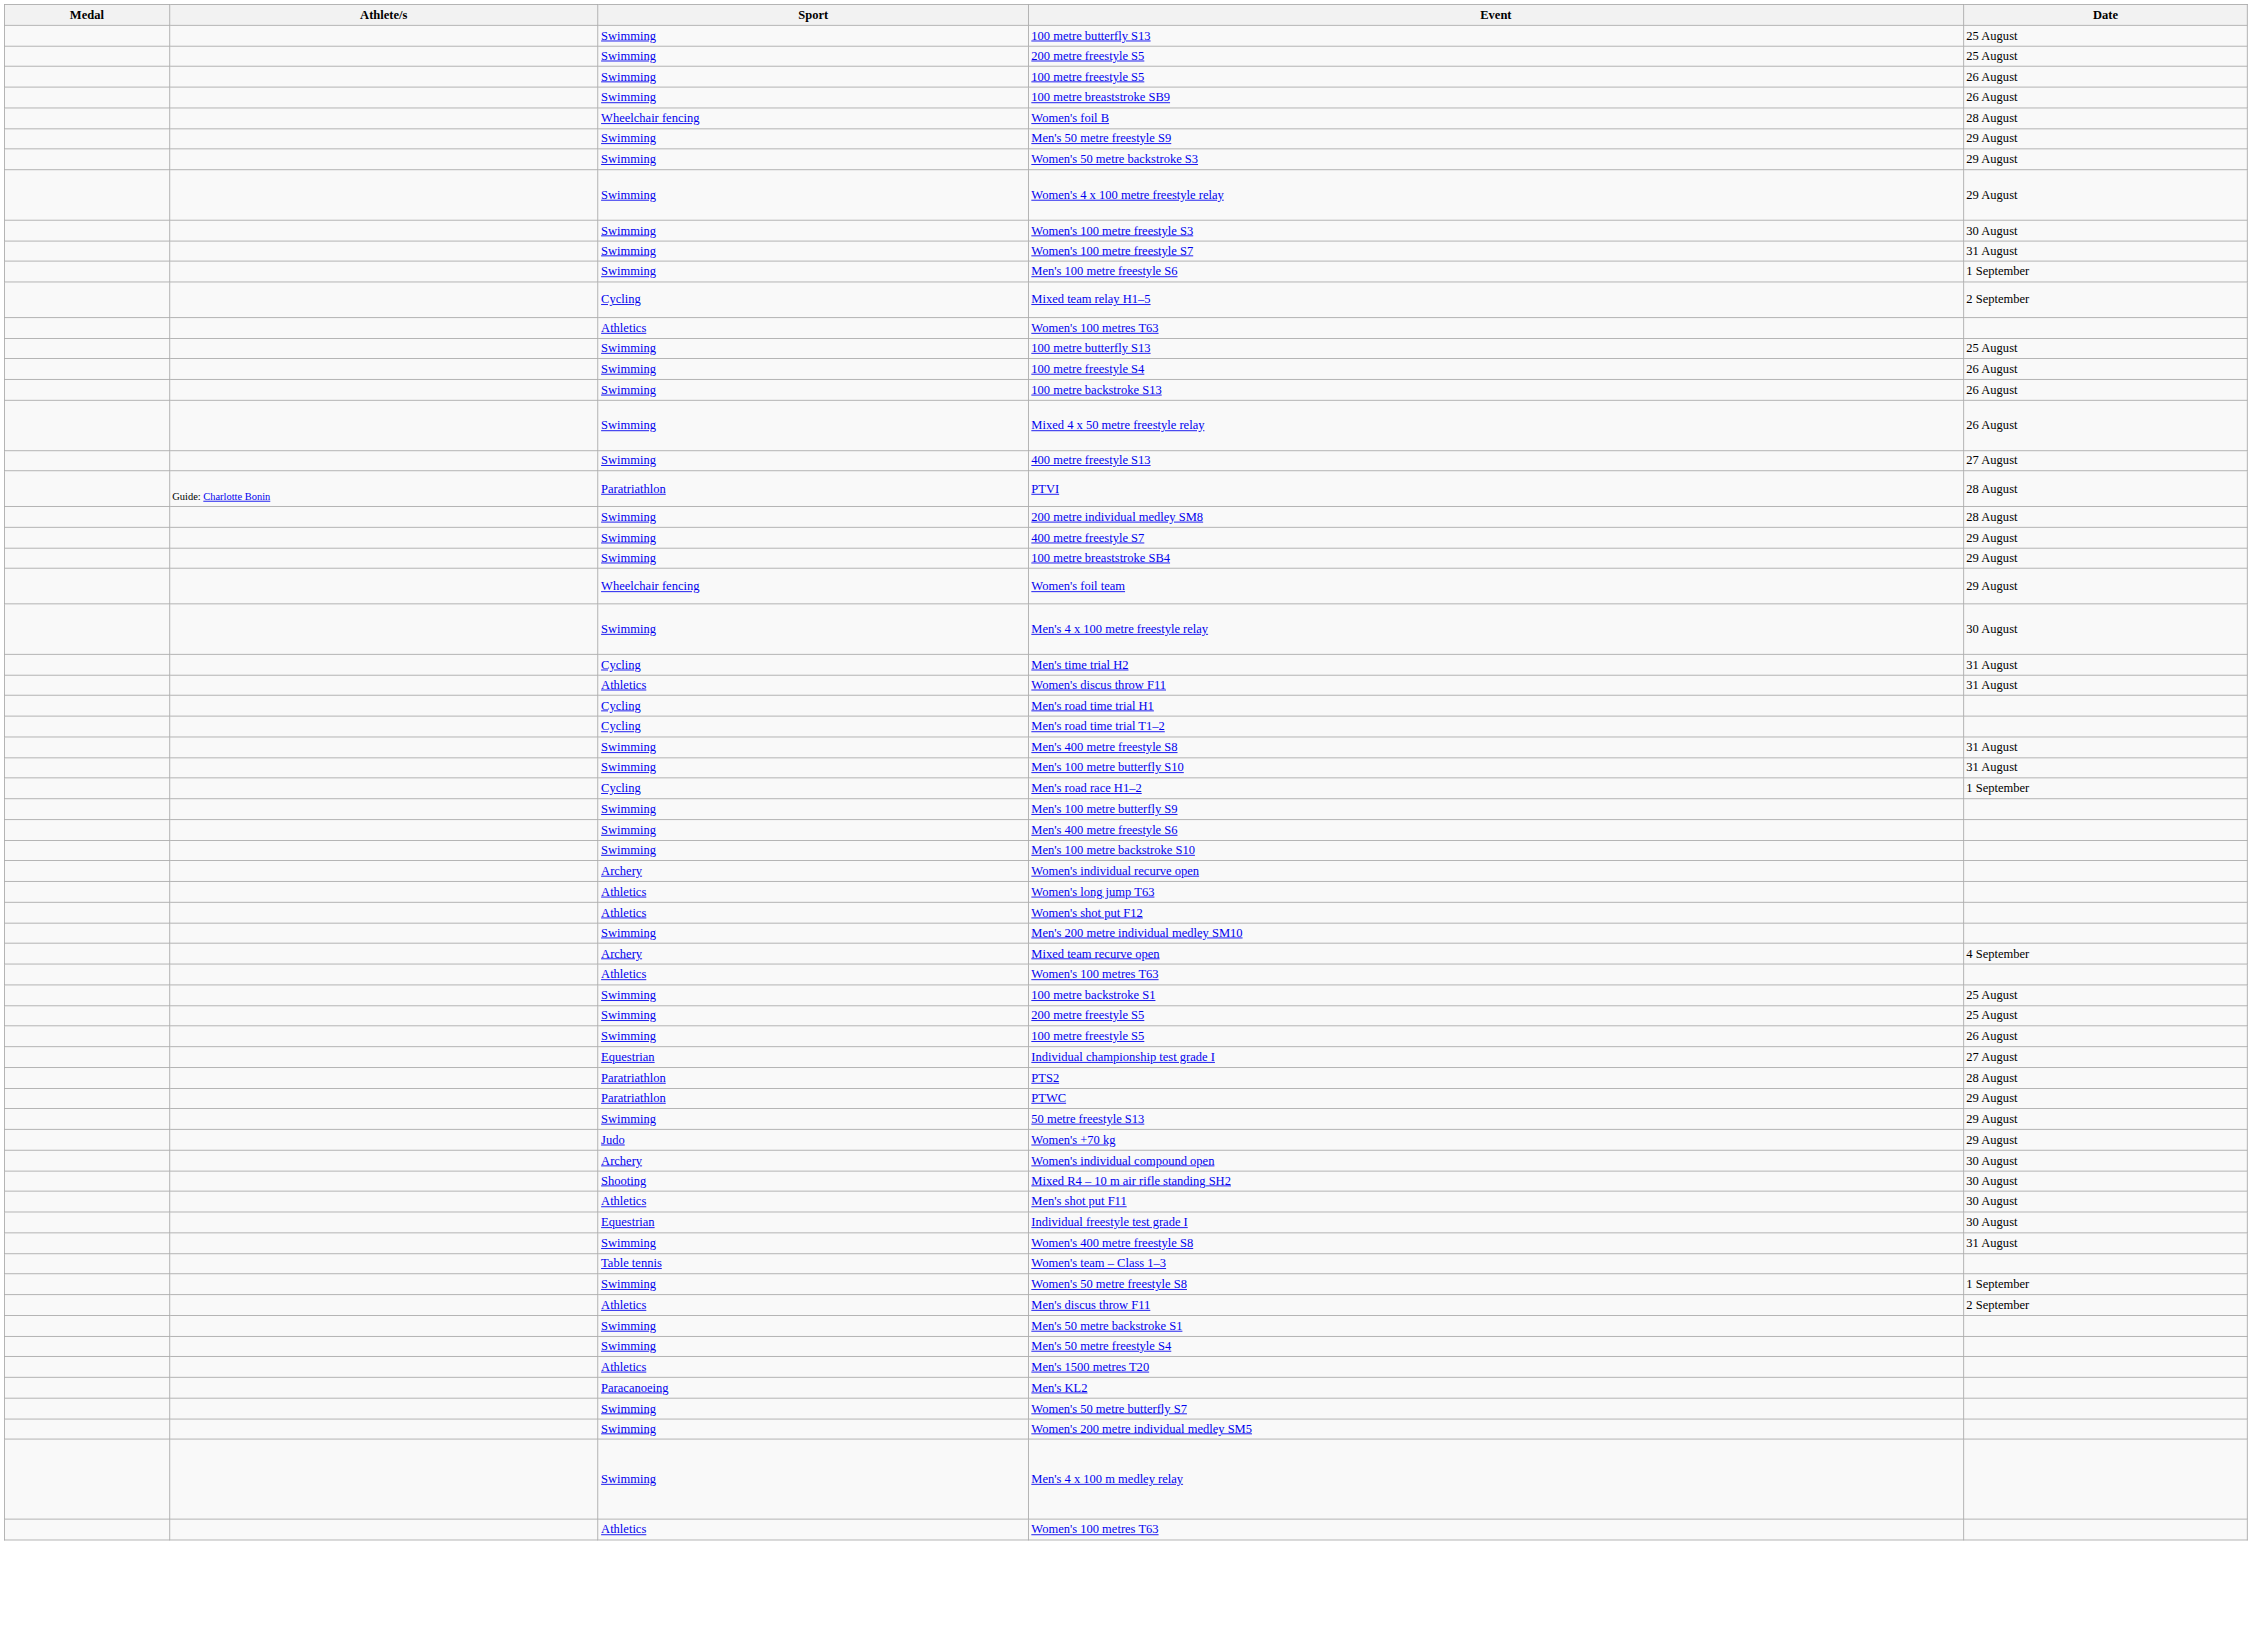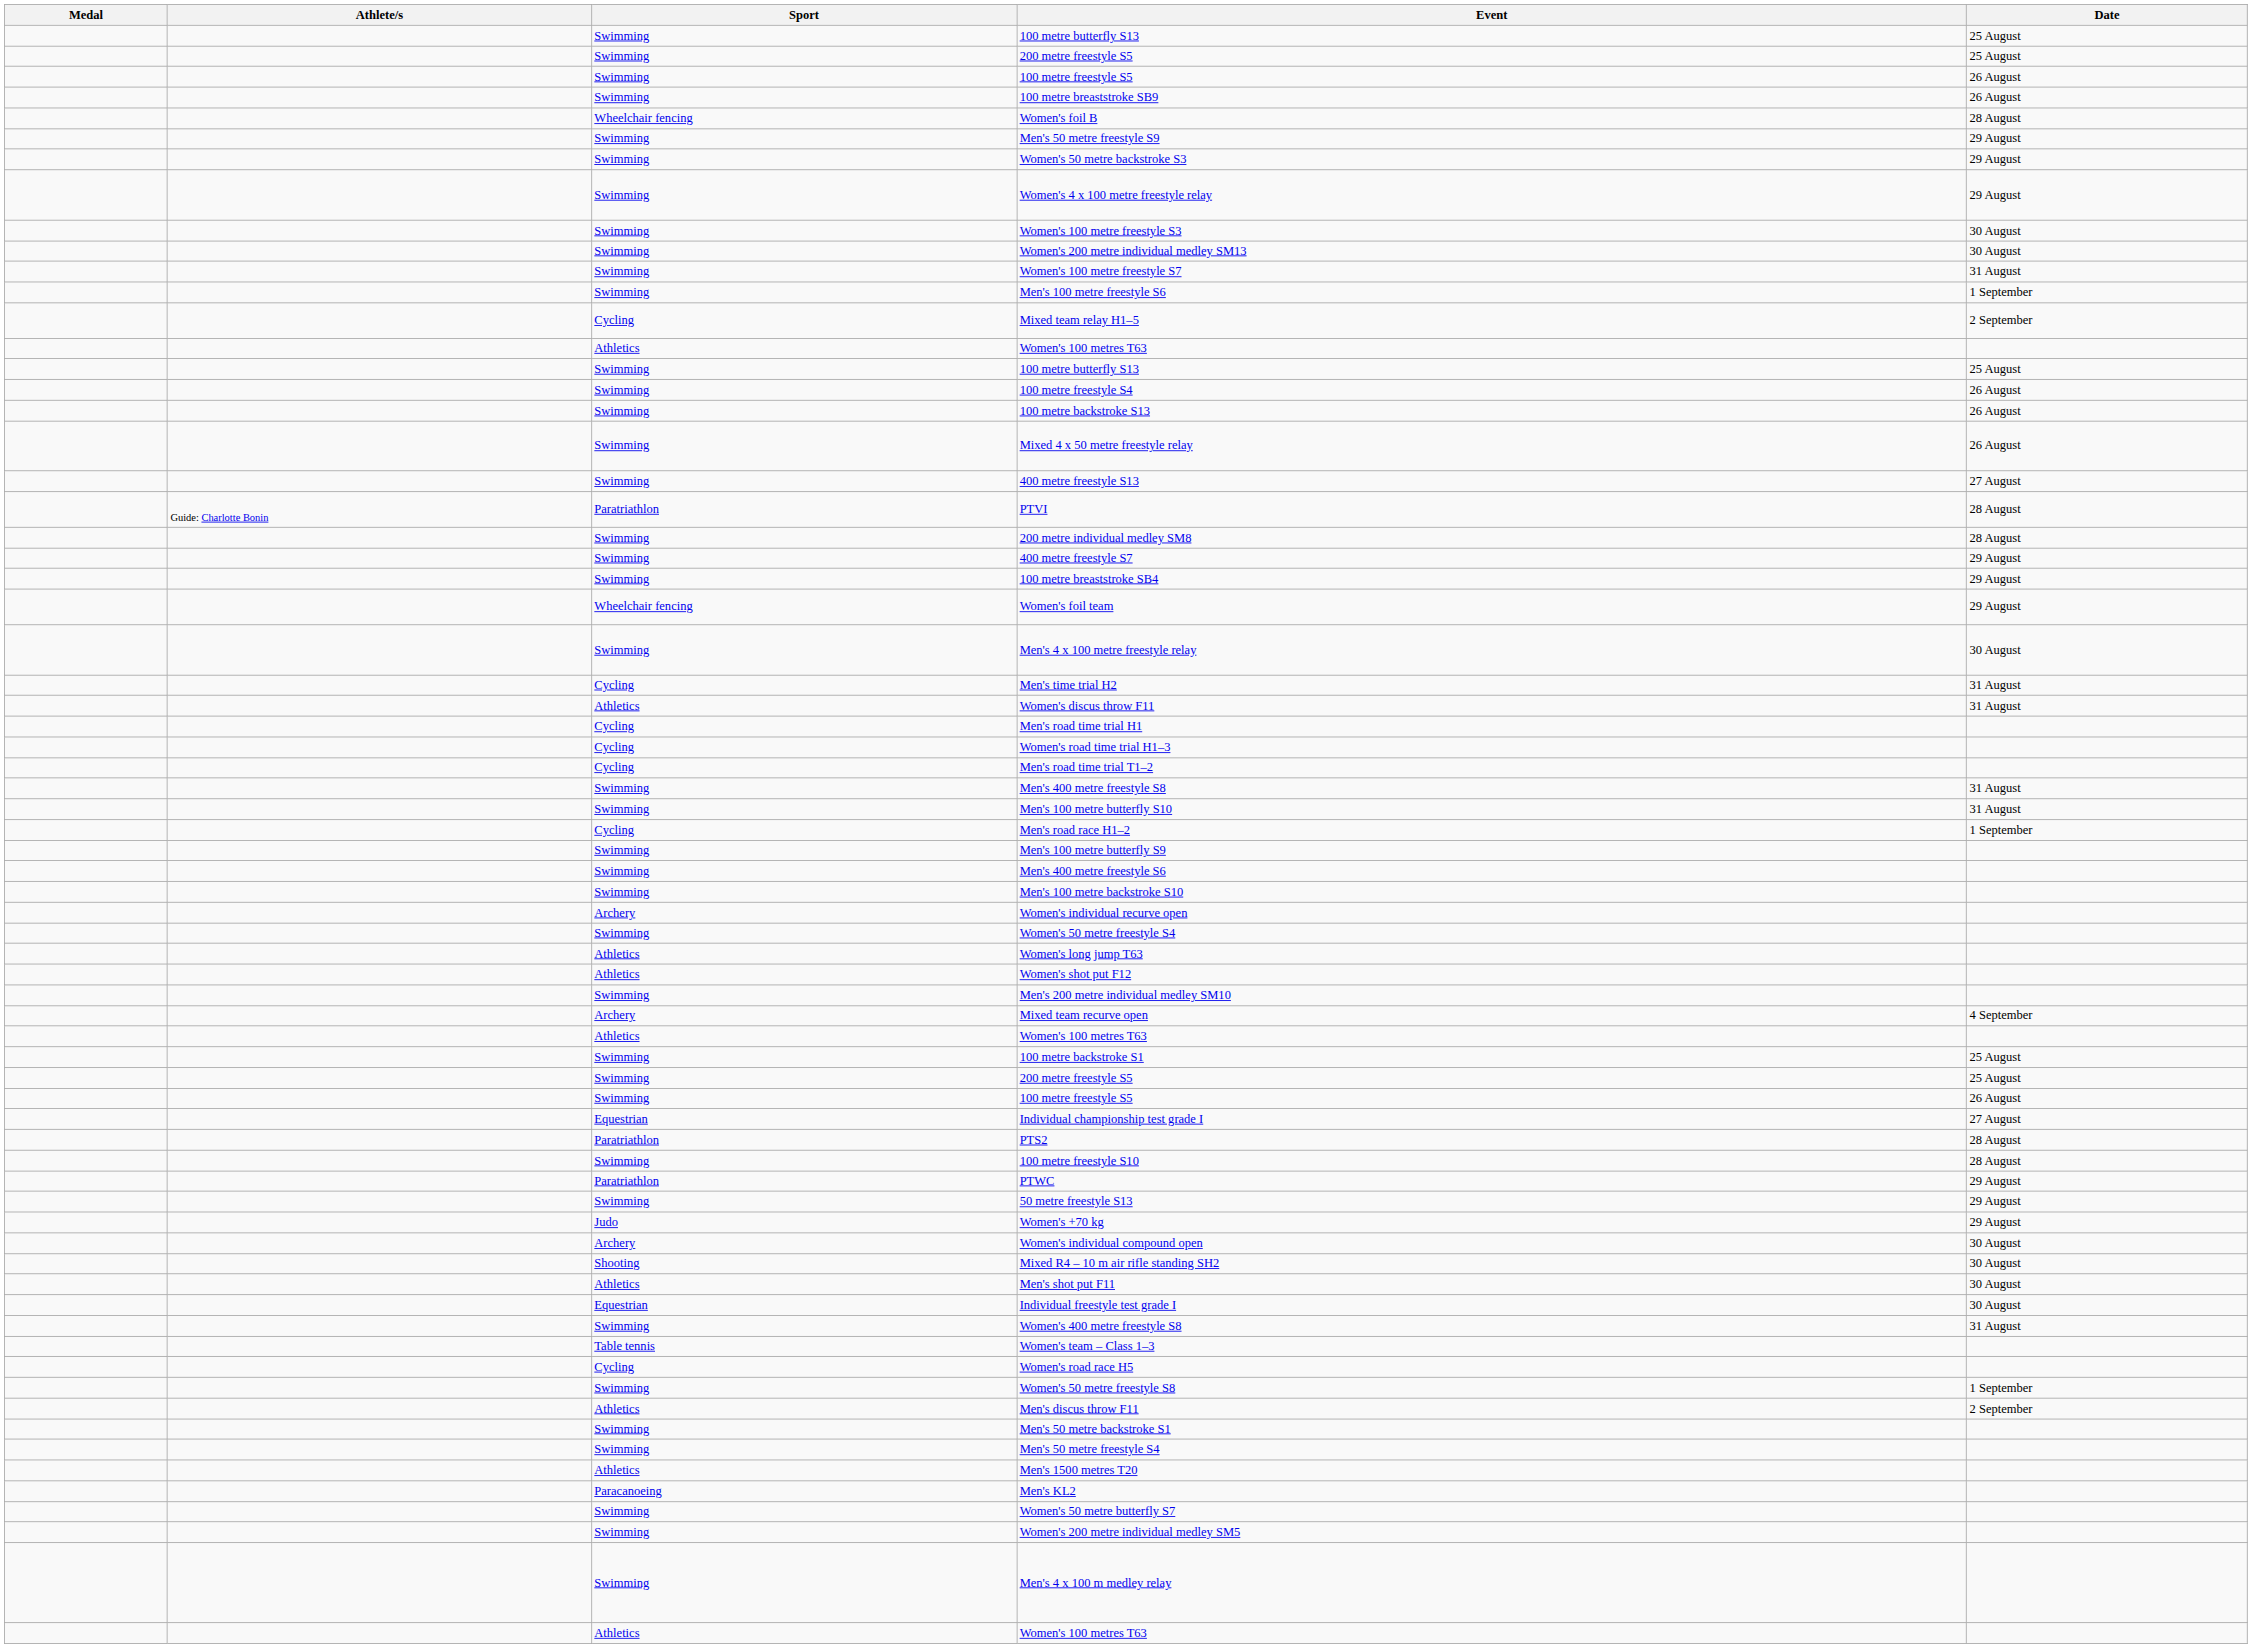+ row: (622, 251)
+ row: (614, 747)
+ row: (622, 933)
+ row: (622, 1160)
+ row: (614, 1367)
